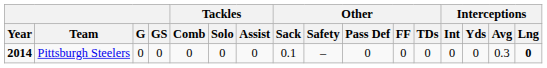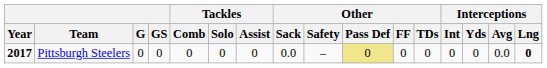(20, 53) 2014 -> (20, 53) 2017
(288, 53) 0.1 -> (288, 53) 0.0
(368, 53) no background -> (368, 53) khaki background
(502, 53) 0.3 -> (502, 53) 0.0
